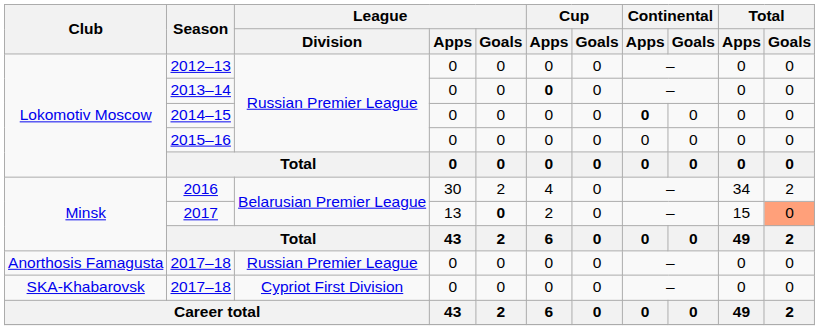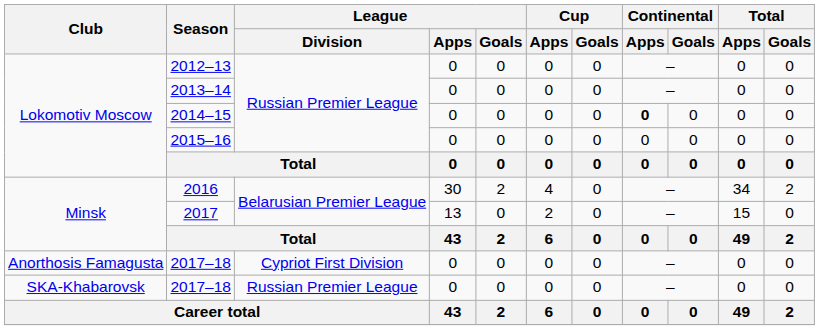(549, 90) bold -> (549, 90) normal
(501, 213) bold -> (501, 213) normal
(790, 213) lightsalmon background -> (790, 213) no background
(332, 262) Russian Premier League -> (332, 262) Cypriot First Division
(332, 287) Cypriot First Division -> (332, 287) Russian Premier League
